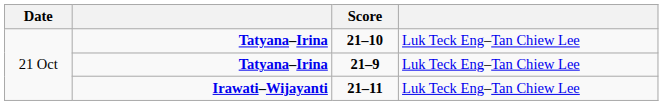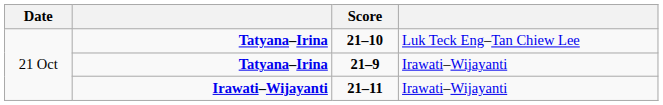(491, 64) Luk Teck Eng–Tan Chiew Lee -> (455, 64) Irawati–Wijayanti
(491, 88) Luk Teck Eng–Tan Chiew Lee -> (455, 88) Irawati–Wijayanti
